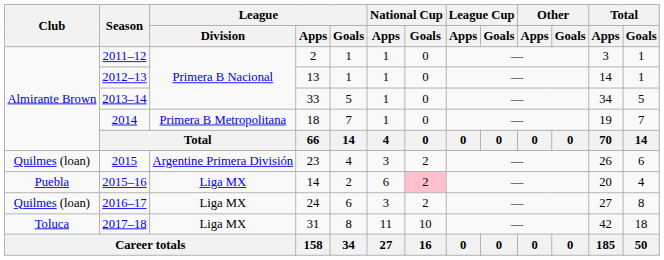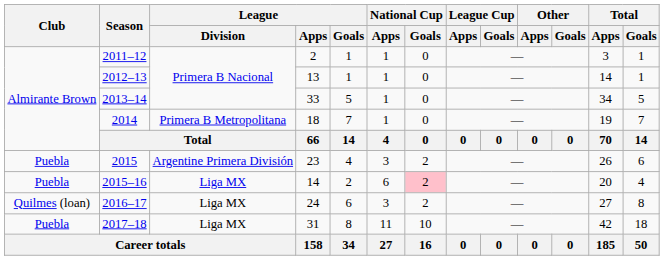(52, 161) Quilmes (loan) -> (52, 161) Puebla
(52, 224) Toluca -> (52, 224) Puebla
